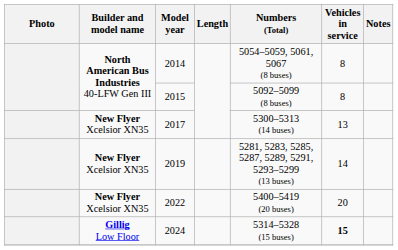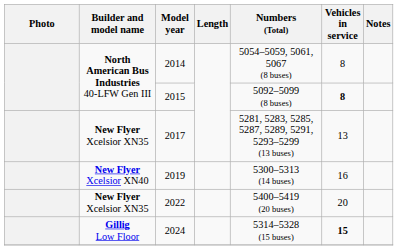(343, 96) normal -> (343, 96) bold
(276, 124) 5300–5313 (14 buses) -> (276, 136) 5281, 5283, 5285, 5287, 5289, 5291, 5293–5299 (13 buses)
(117, 163) New Flyer Xcelsior XN35 -> (117, 175) New Flyer Xcelsior XN40
(276, 163) 5281, 5283, 5285, 5287, 5289, 5291, 5293–5299 (13 buses) -> (276, 175) 5300–5313 (14 buses)
(343, 163) 14 -> (343, 175) 16
